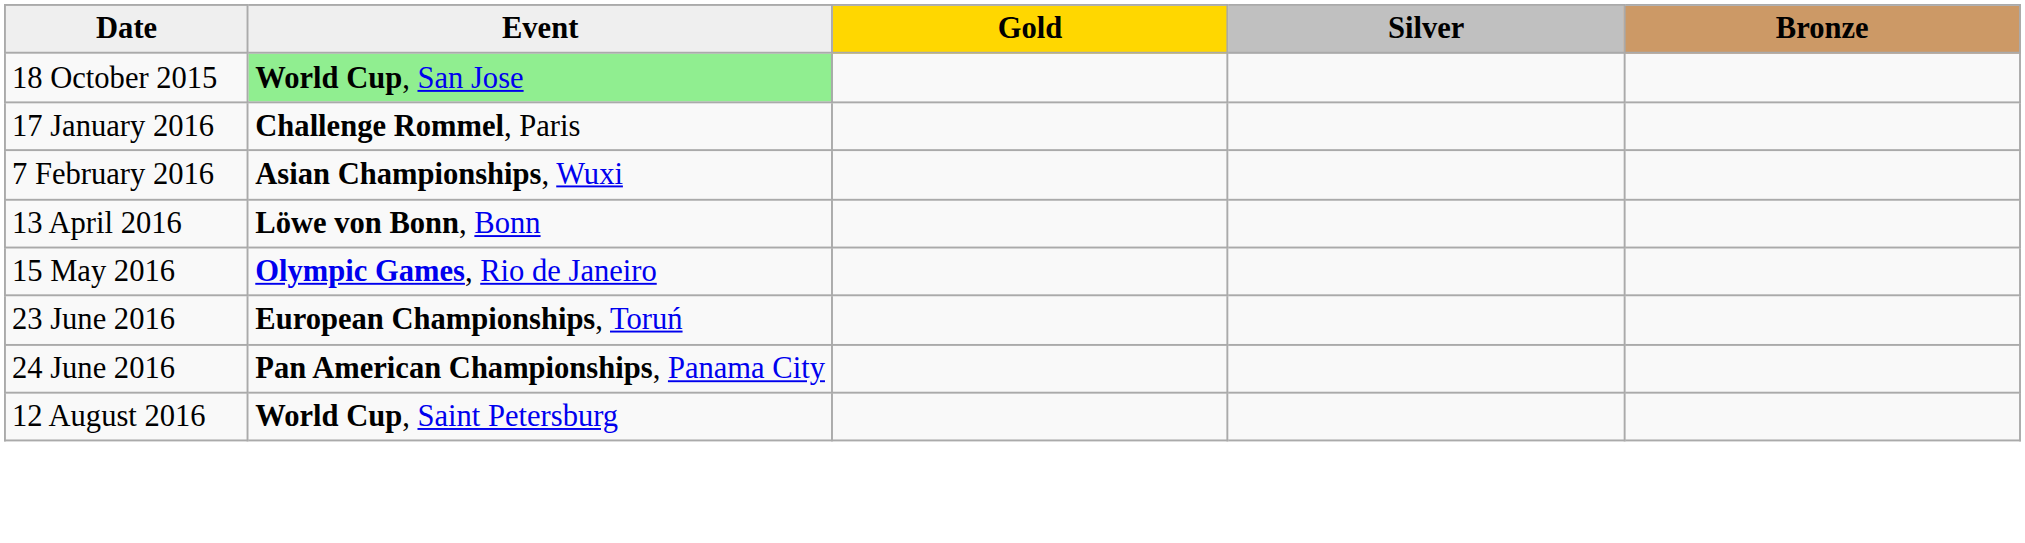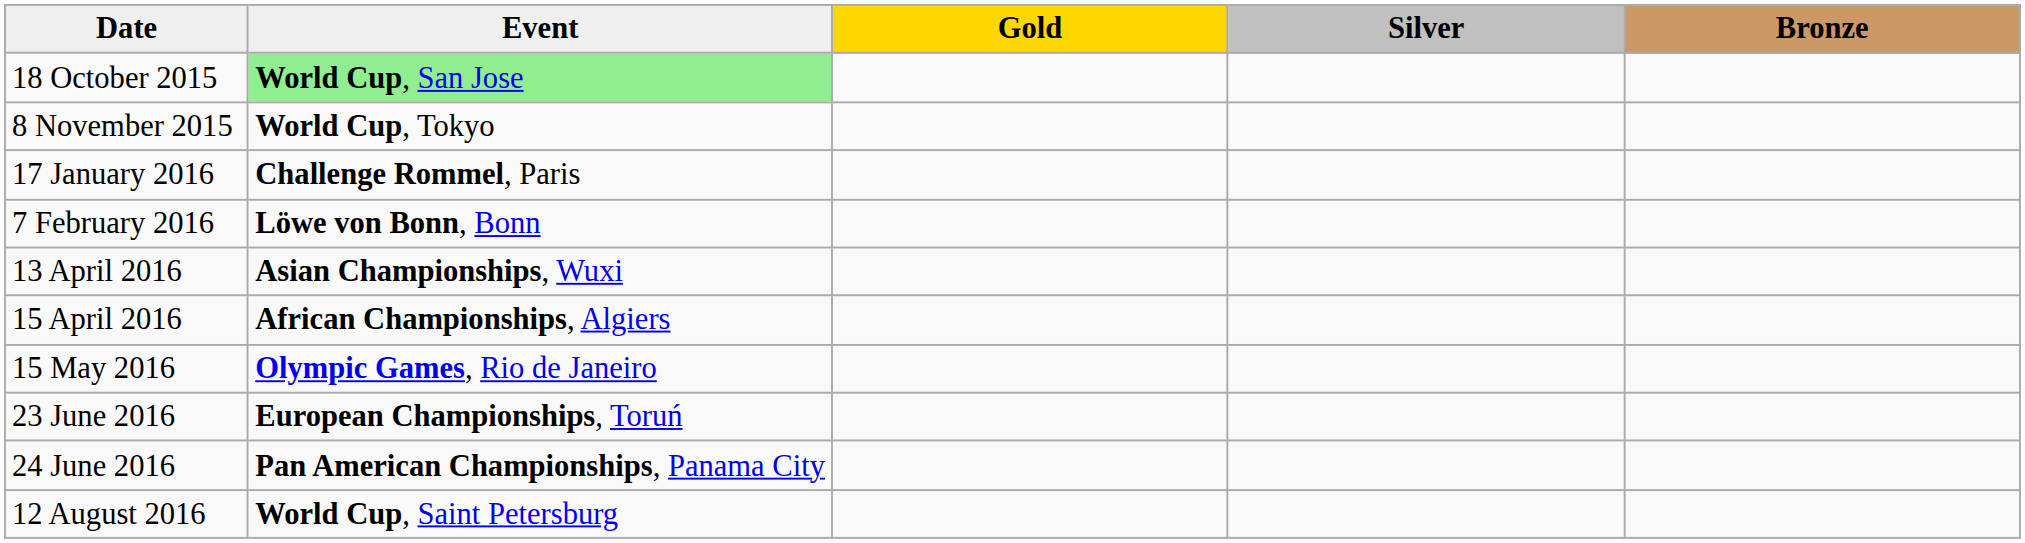+ row: (122, 125)
(439, 174) Asian Championships, Wuxi -> (398, 222) Löwe von Bonn, Bonn
(398, 222) Löwe von Bonn, Bonn -> (439, 271) Asian Championships, Wuxi
+ row: (97, 319)
